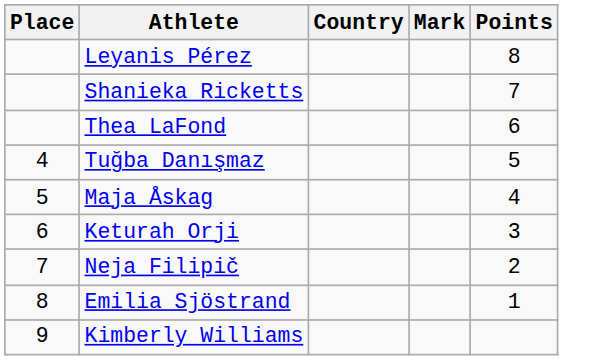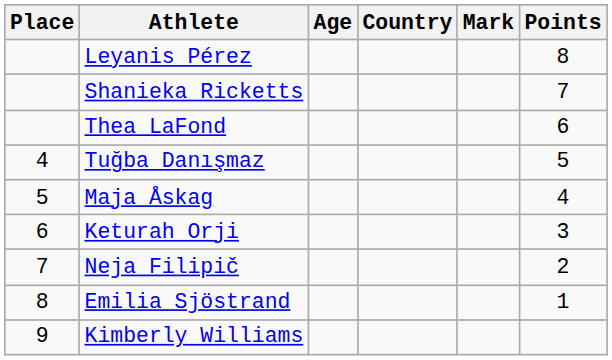+ column: (333, 22)
